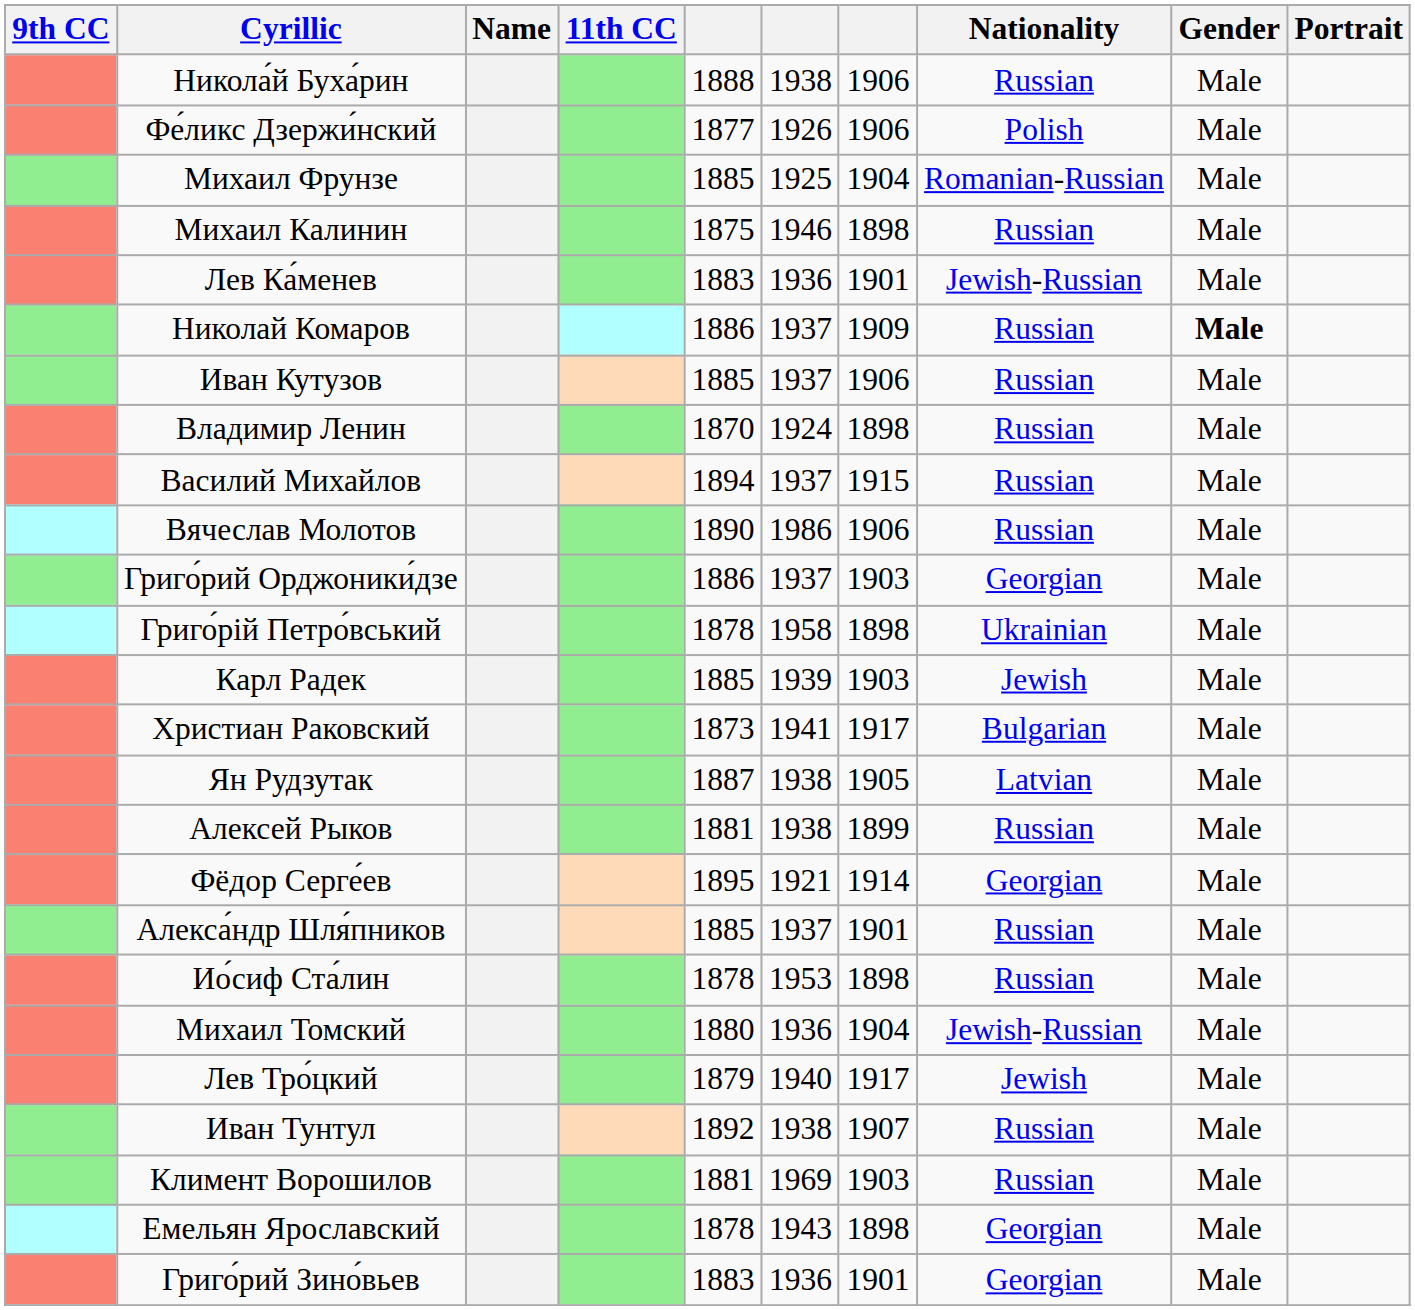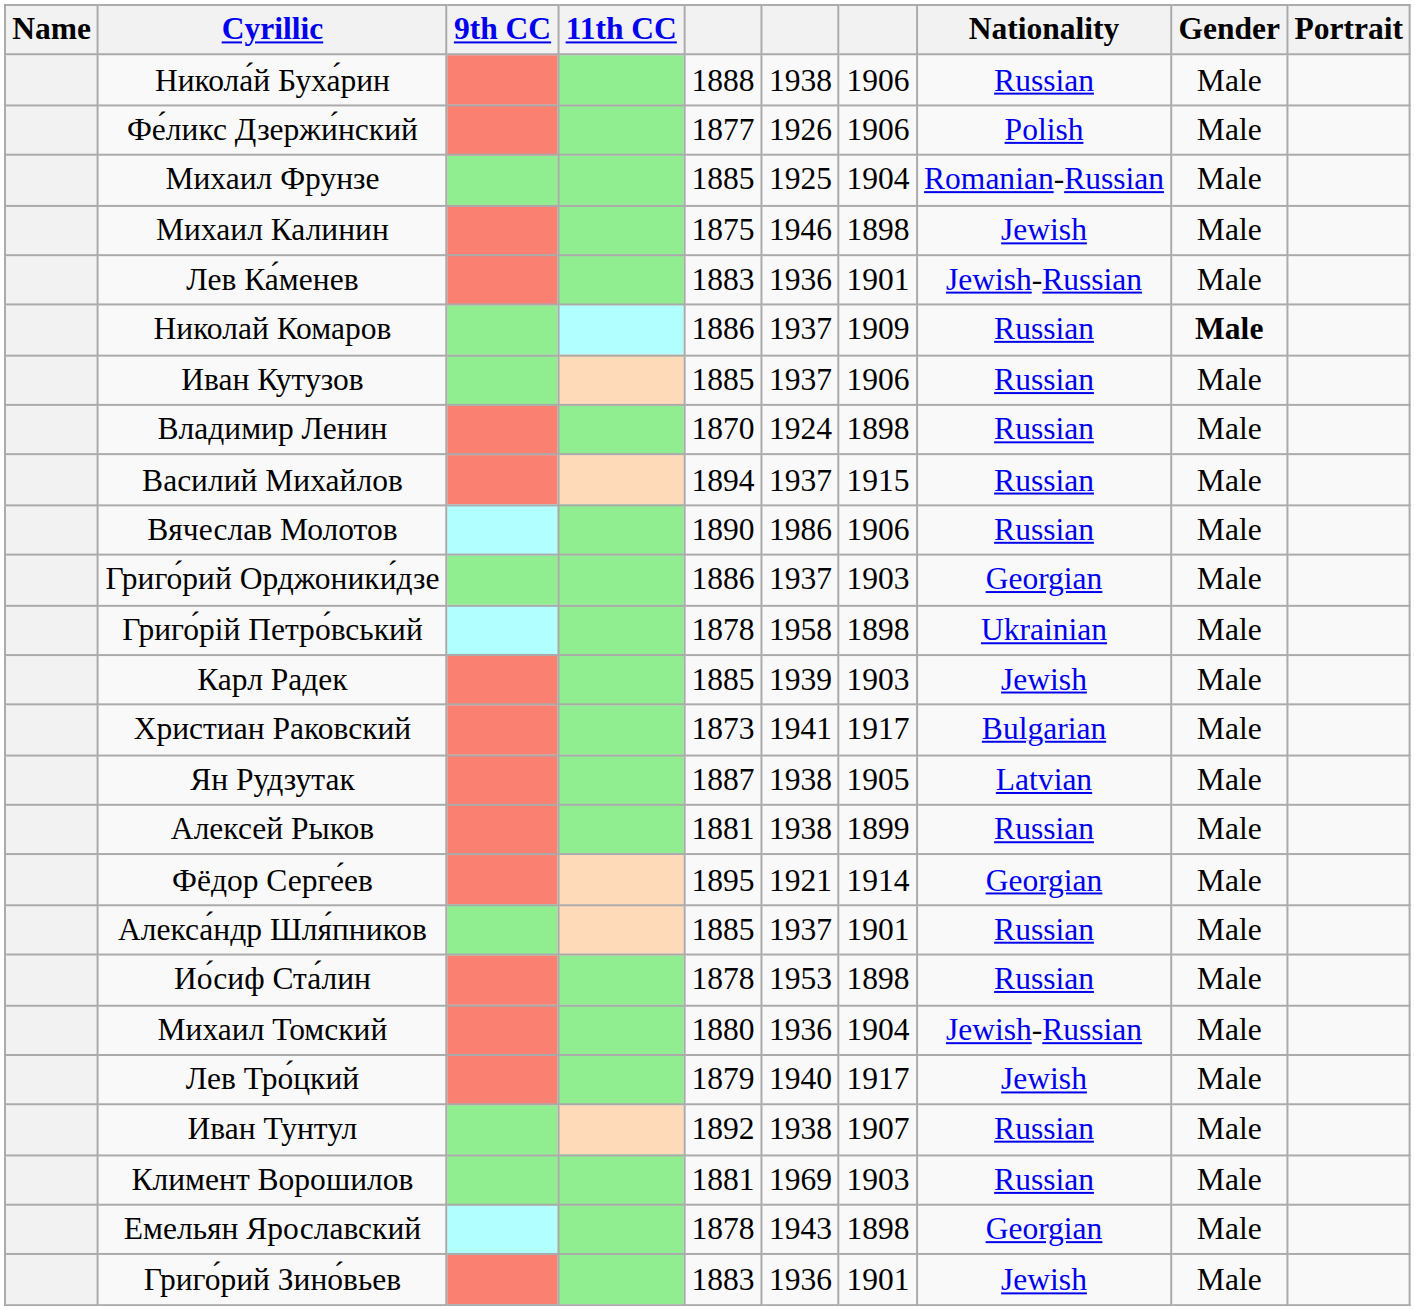columns swapped: (512, 29) <-> (61, 29)
(1044, 229) Russian -> (1044, 229) Jewish
(1044, 1279) Georgian -> (1044, 1279) Jewish
